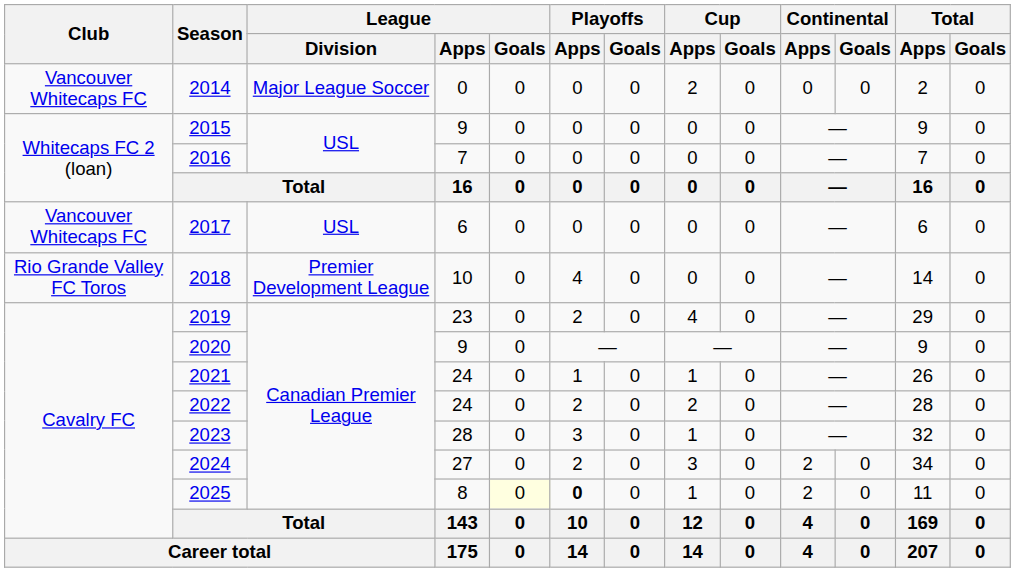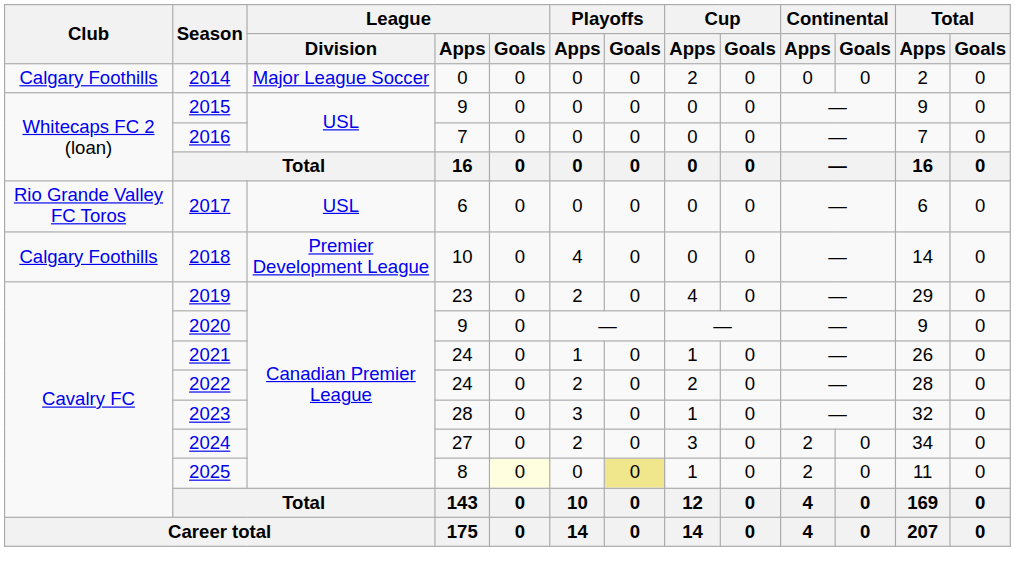(89, 88) Vancouver Whitecaps FC -> (89, 78) Calgary Foothills
(89, 227) Vancouver Whitecaps FC -> (89, 206) Rio Grande Valley FC Toros
(89, 277) Rio Grande Valley FC Toros -> (89, 256) Calgary Foothills
(577, 493) bold -> (577, 473) normal
(635, 493) no background -> (635, 473) khaki background
